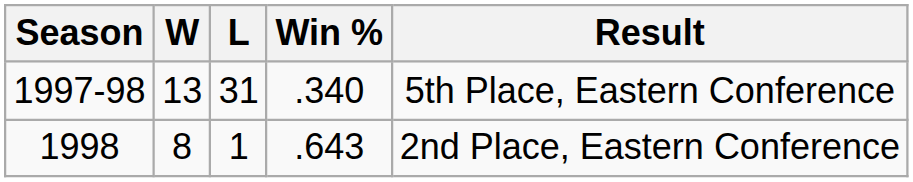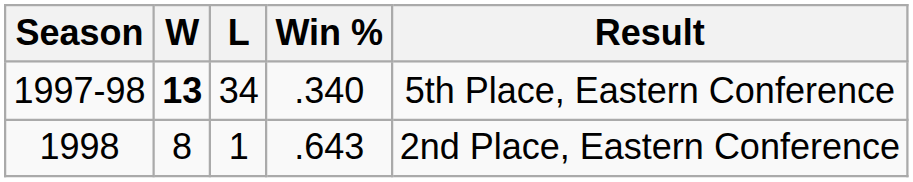(182, 90) normal -> (182, 90) bold
(239, 90) 31 -> (239, 90) 34
